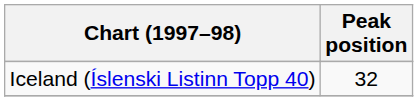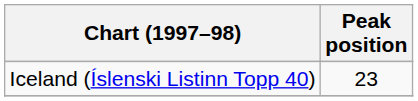(366, 78) 32 -> (366, 78) 23
